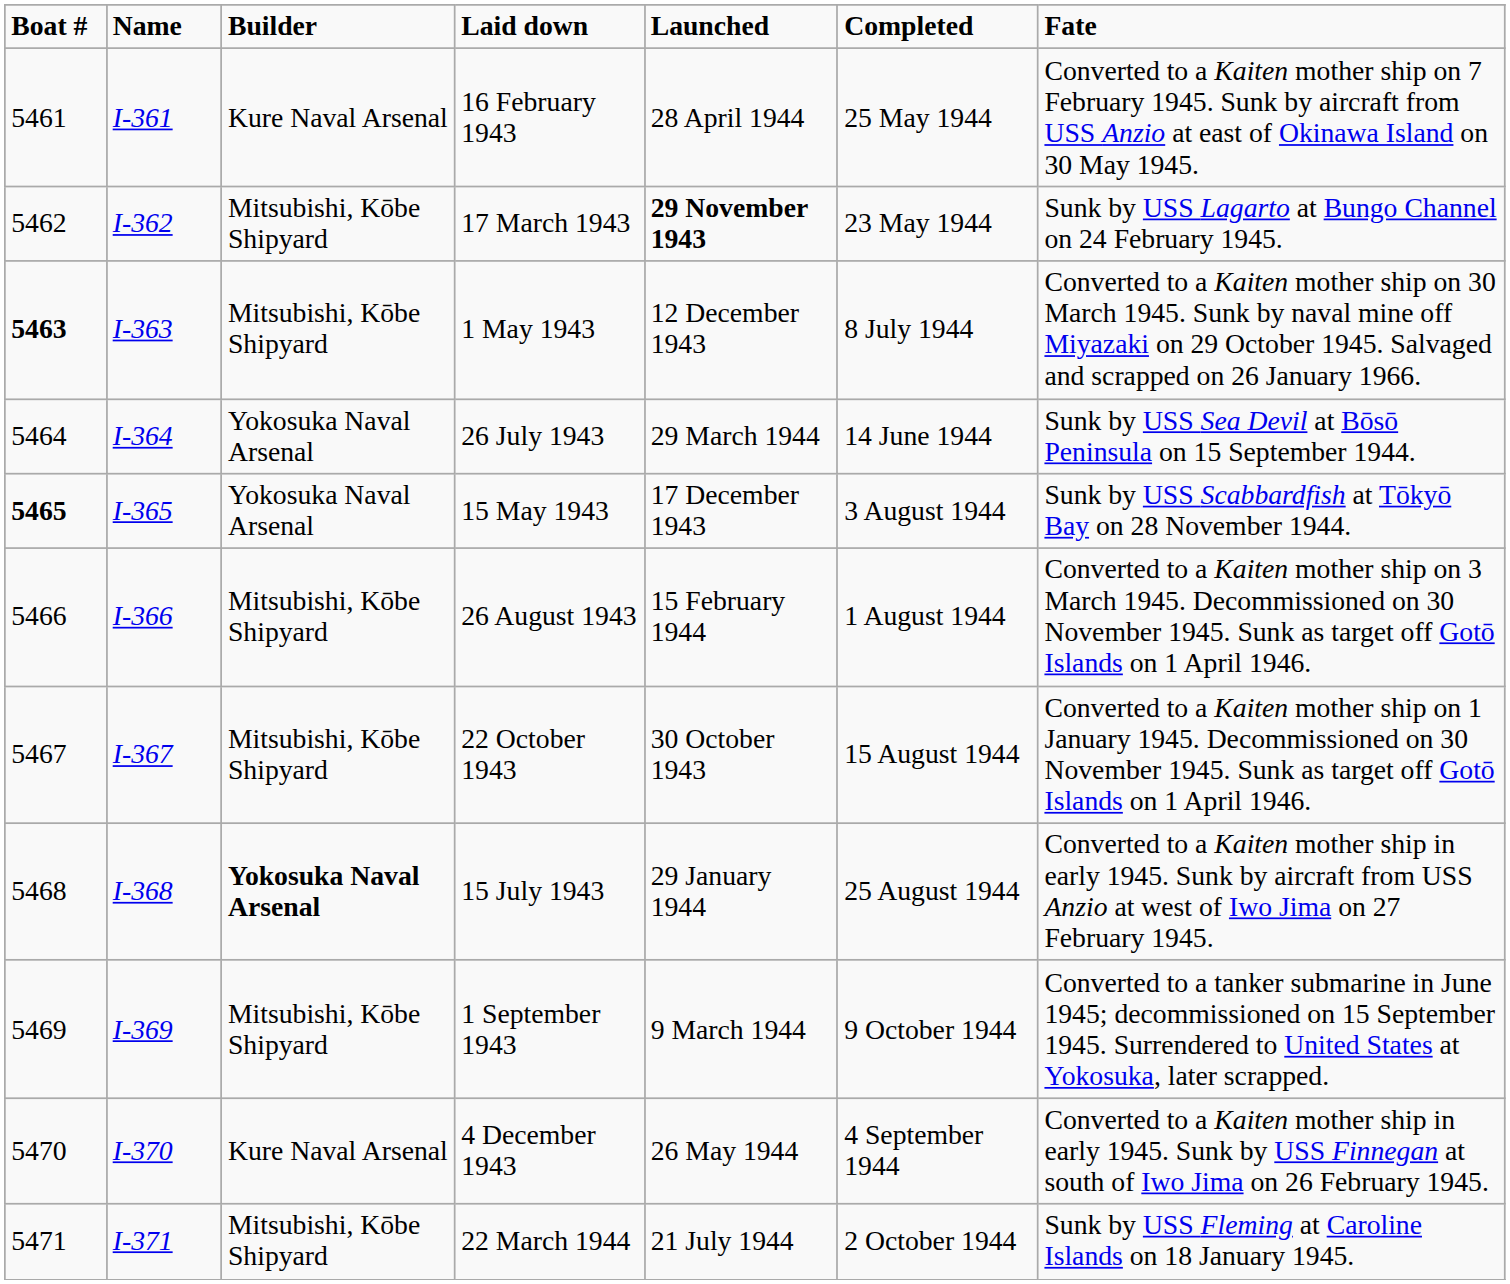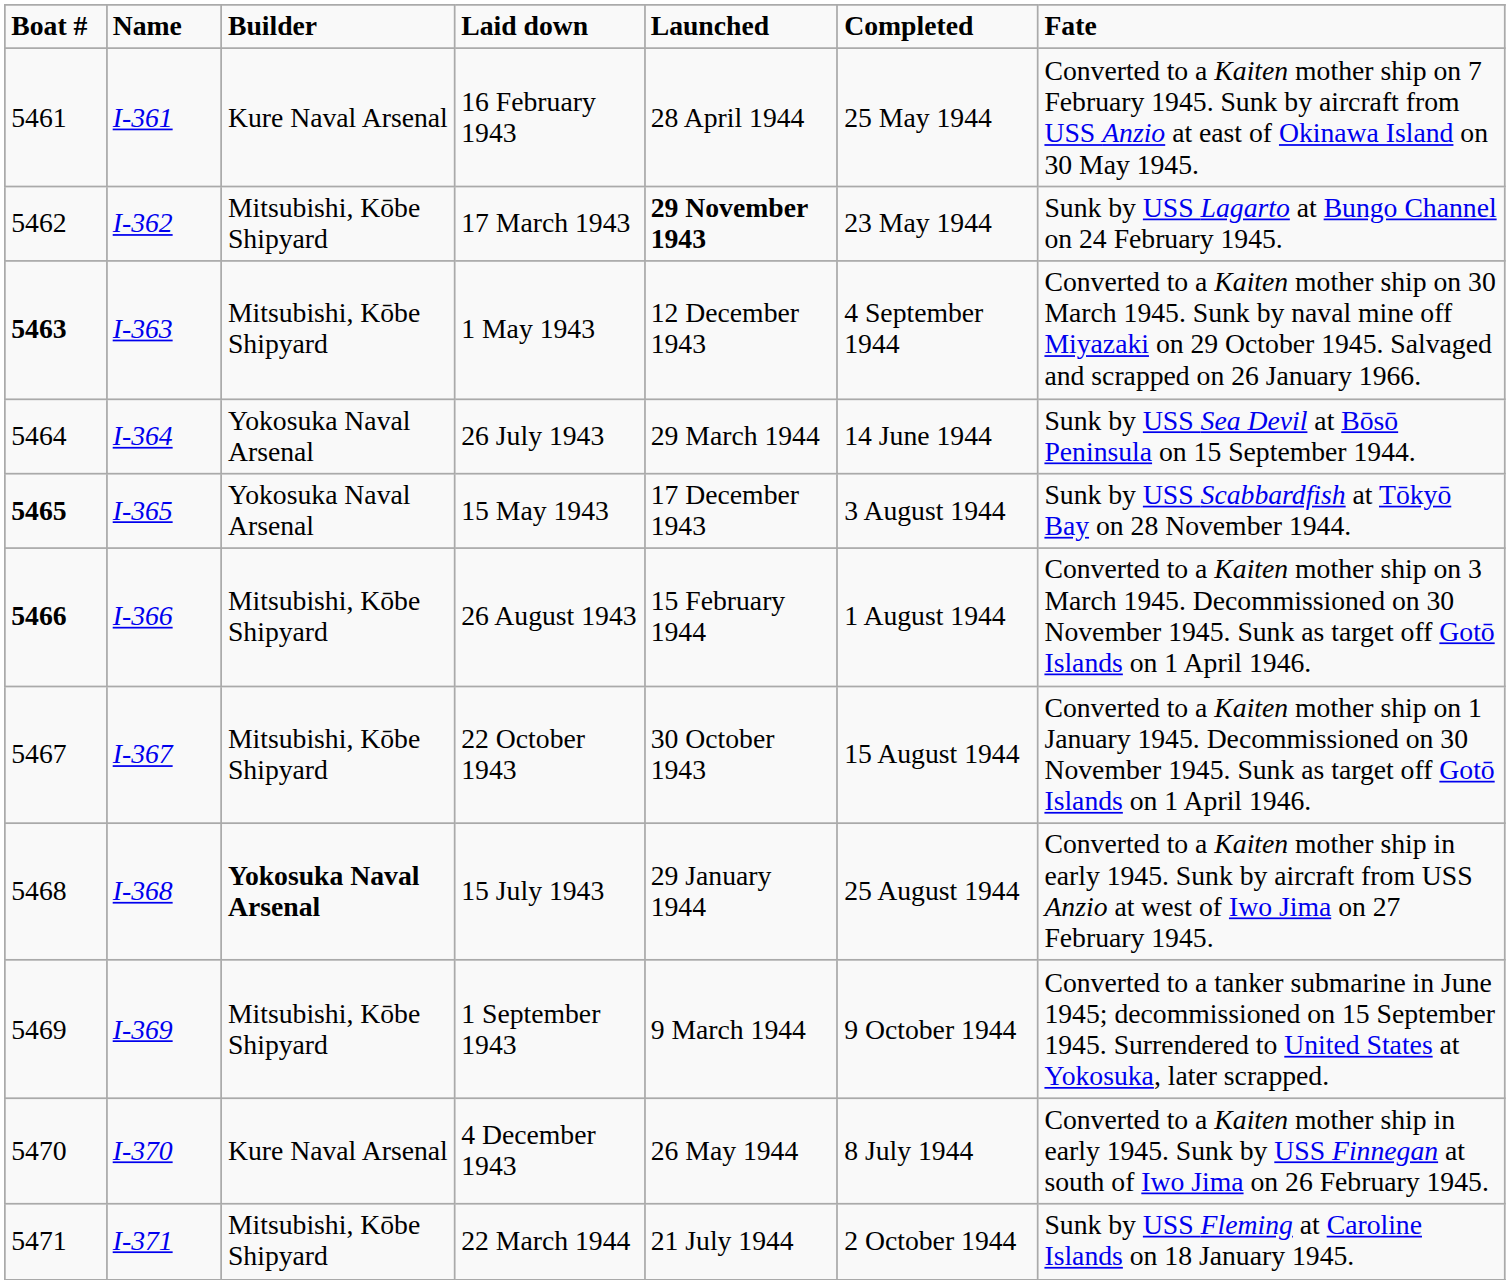(909, 329) 8 July 1944 -> (914, 329) 4 September 1944
(39, 616) normal -> (39, 616) bold
(914, 1150) 4 September 1944 -> (909, 1150) 8 July 1944
